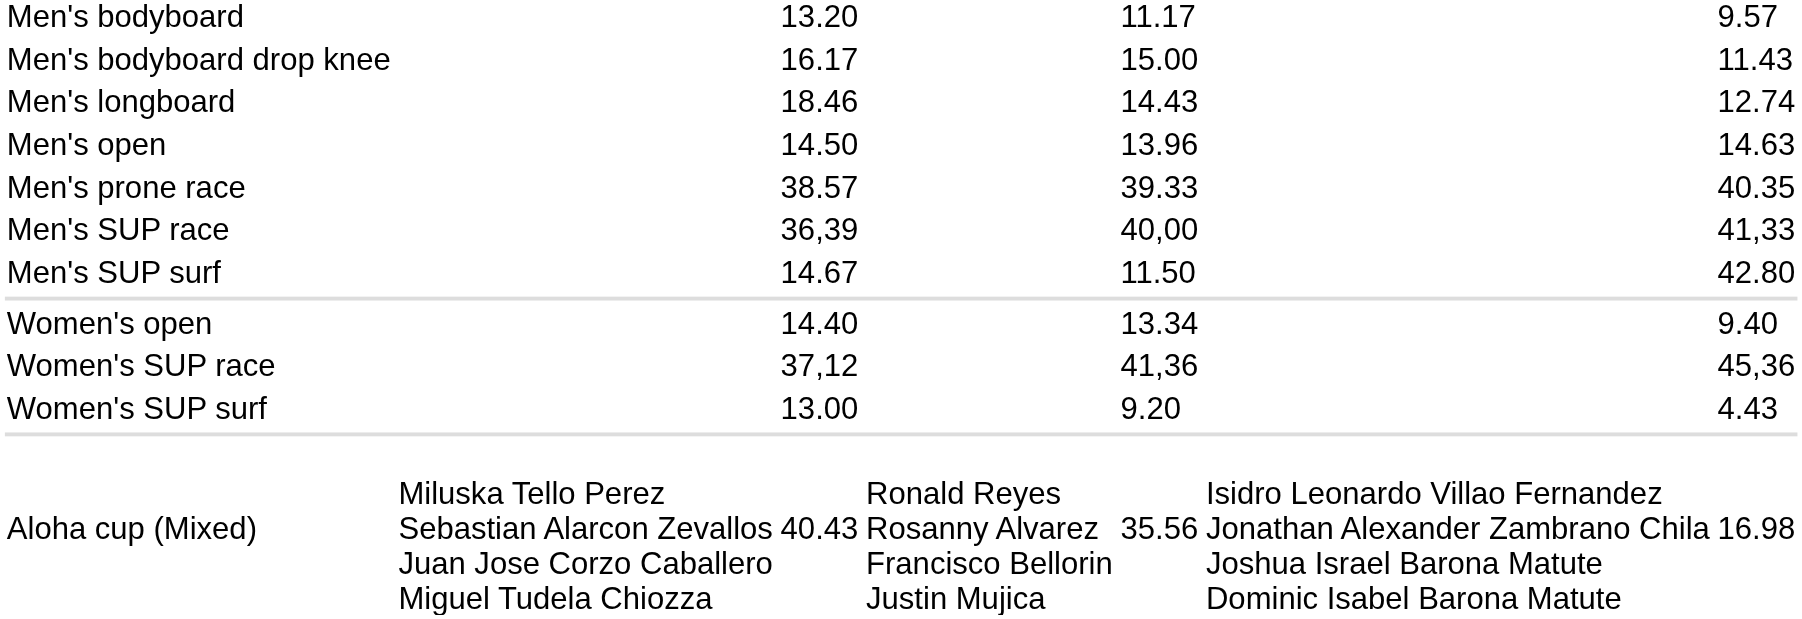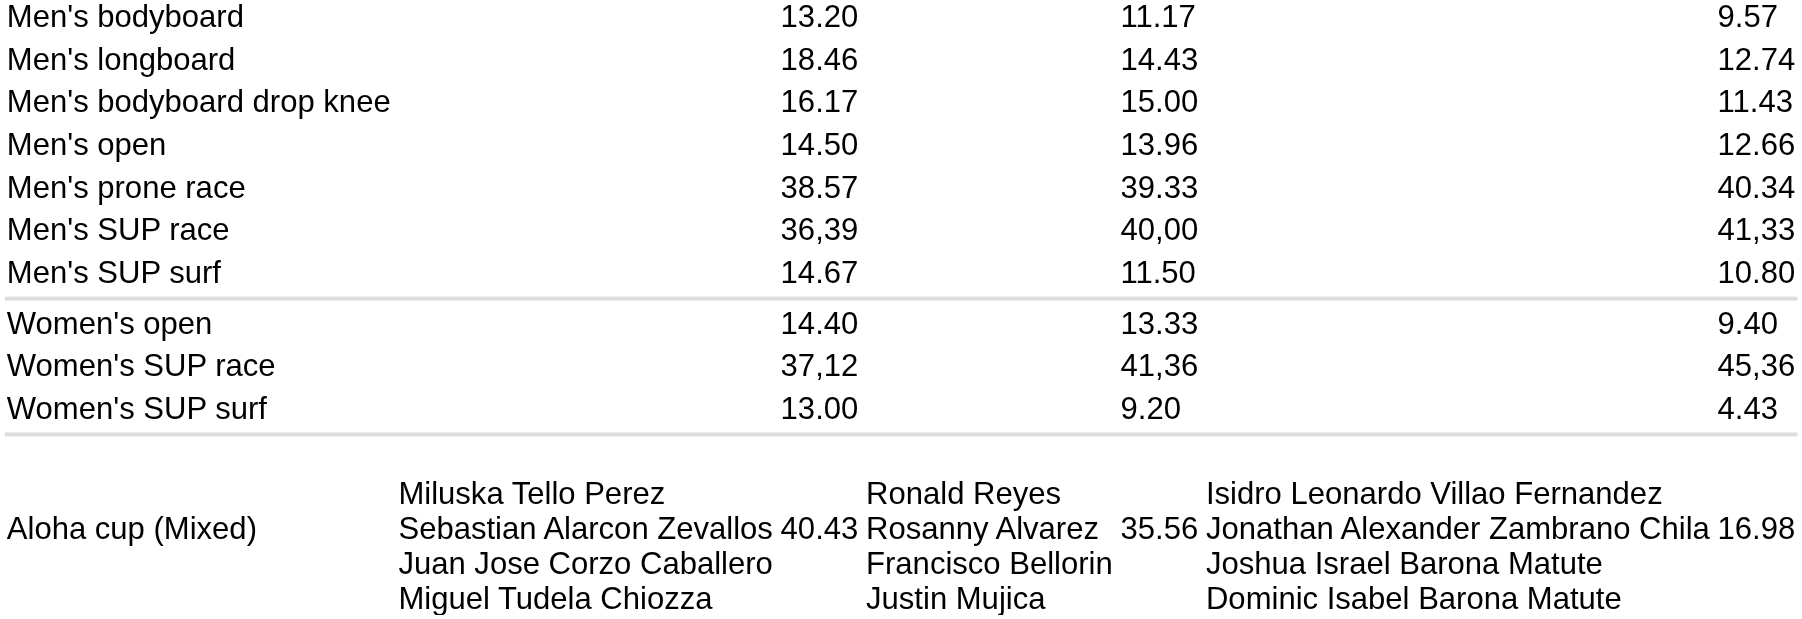rows swapped: (199, 59) <-> (121, 102)
(1756, 144) 14.63 -> (1756, 144) 12.66
(1756, 187) 40.35 -> (1756, 187) 40.34
(1756, 272) 42.80 -> (1756, 272) 10.80
(1159, 323) 13.34 -> (1159, 323) 13.33
